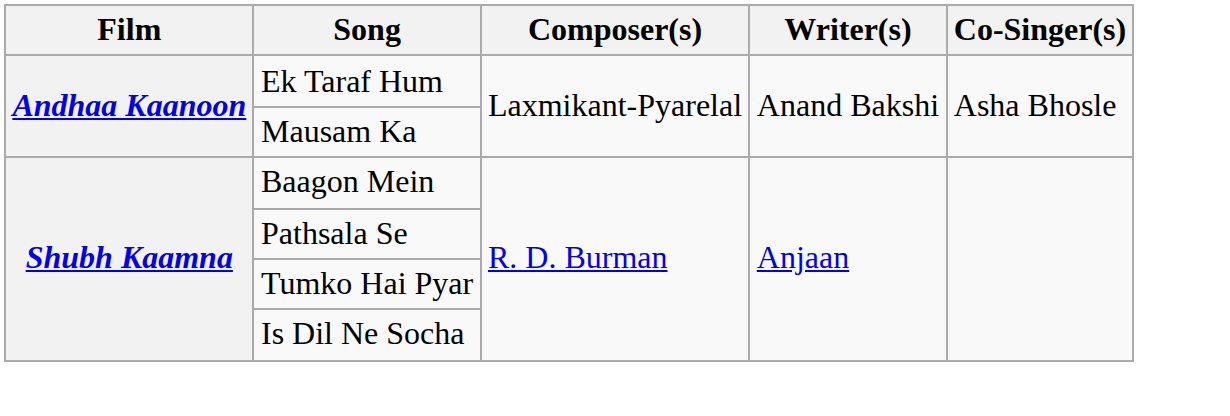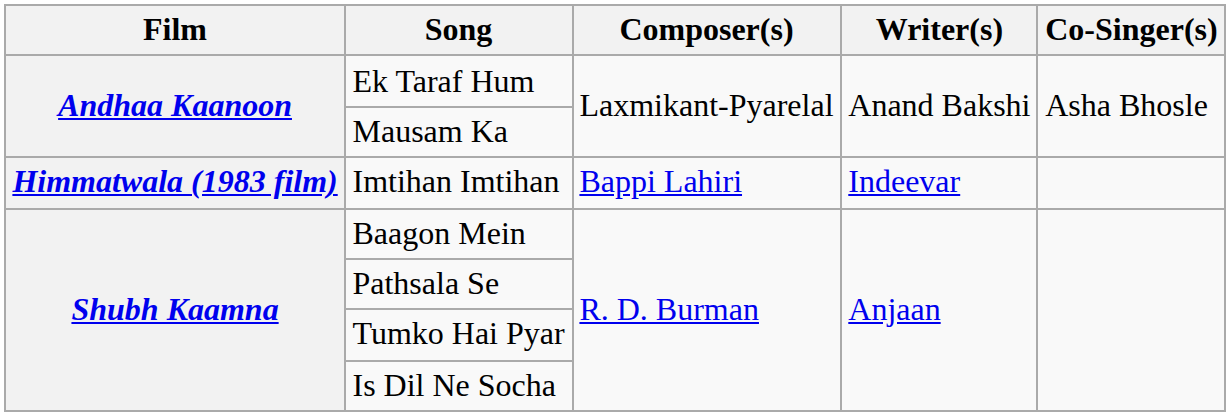+ row: (456, 182)
